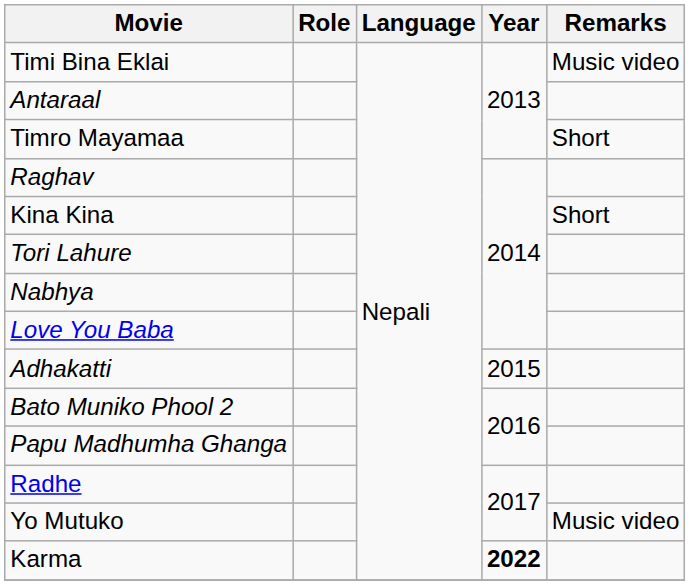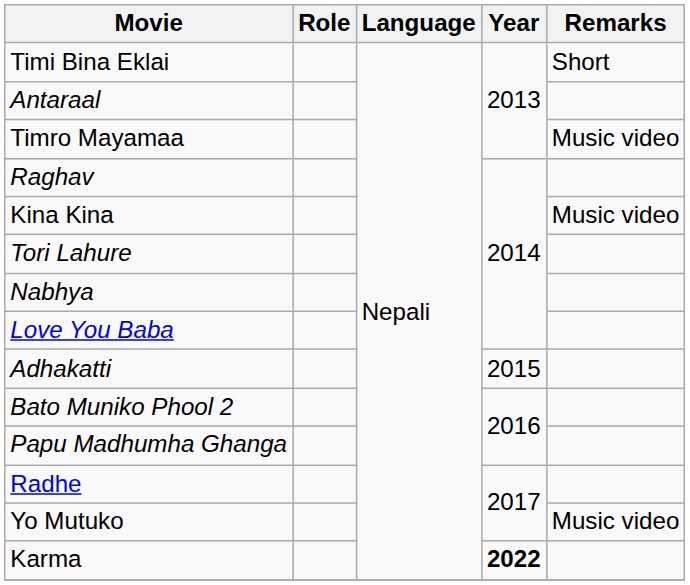(616, 61) Music video -> (581, 61) Short
(581, 138) Short -> (616, 138) Music video
(581, 215) Short -> (616, 215) Music video
